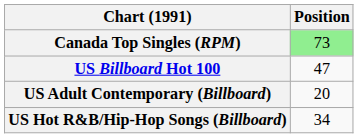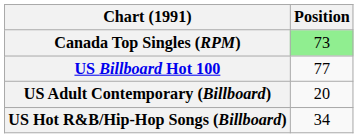(322, 68) 47 -> (322, 68) 77
